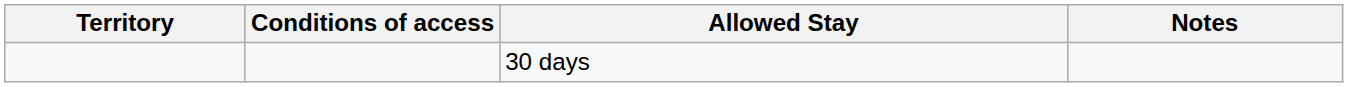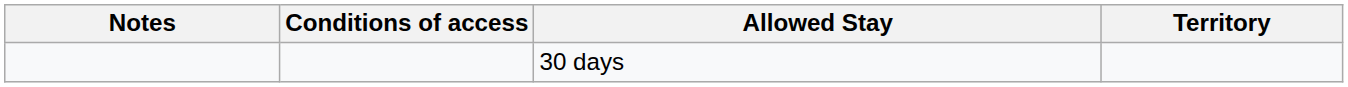columns swapped: (125, 23) <-> (1205, 23)
